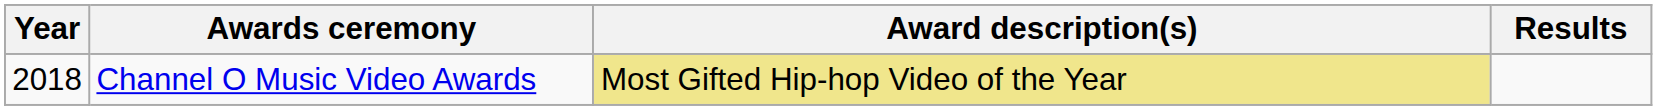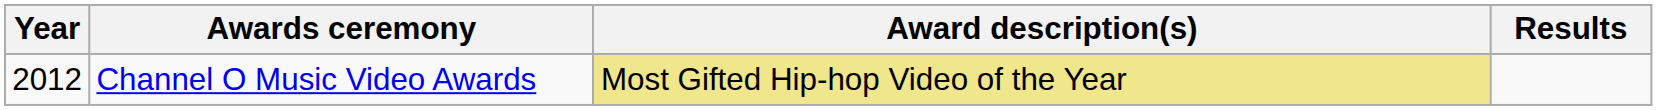(47, 79) 2018 -> (47, 79) 2012
